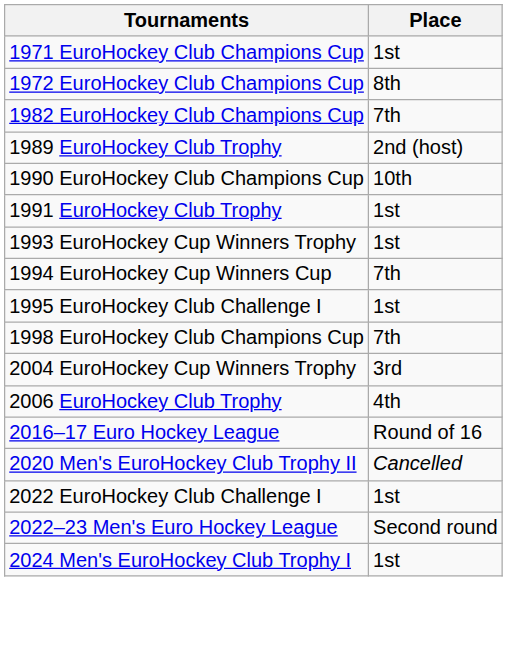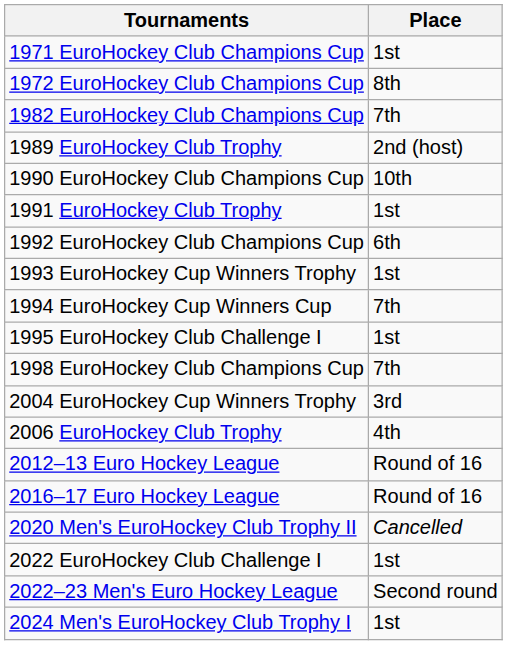+ row: (187, 242)
+ row: (144, 464)
